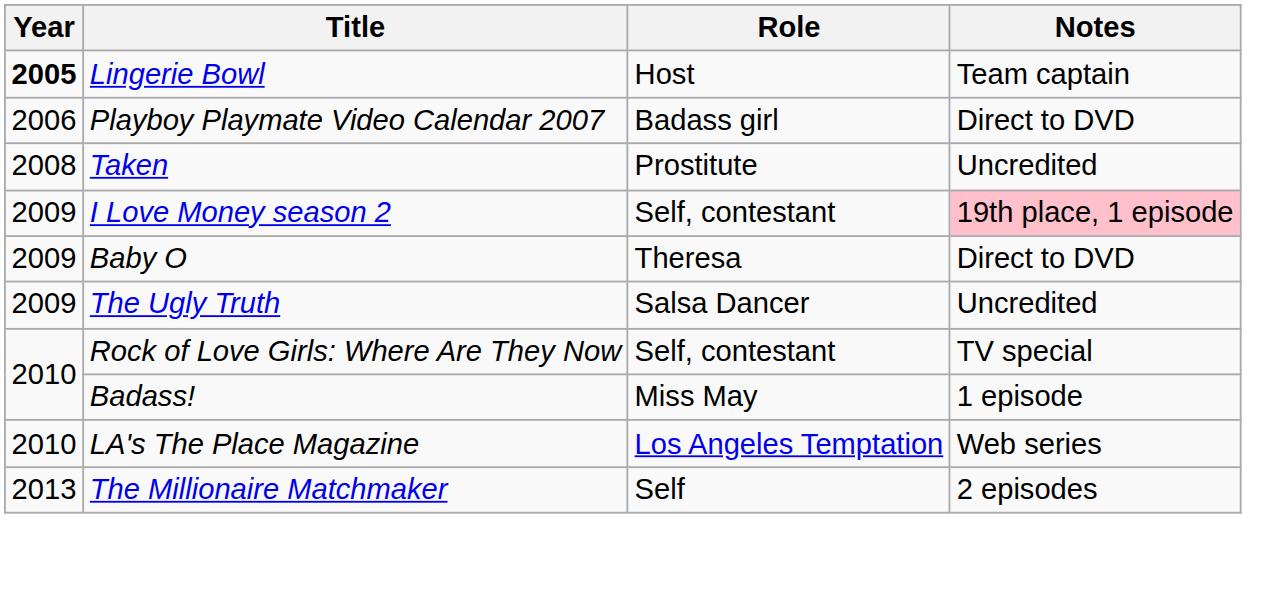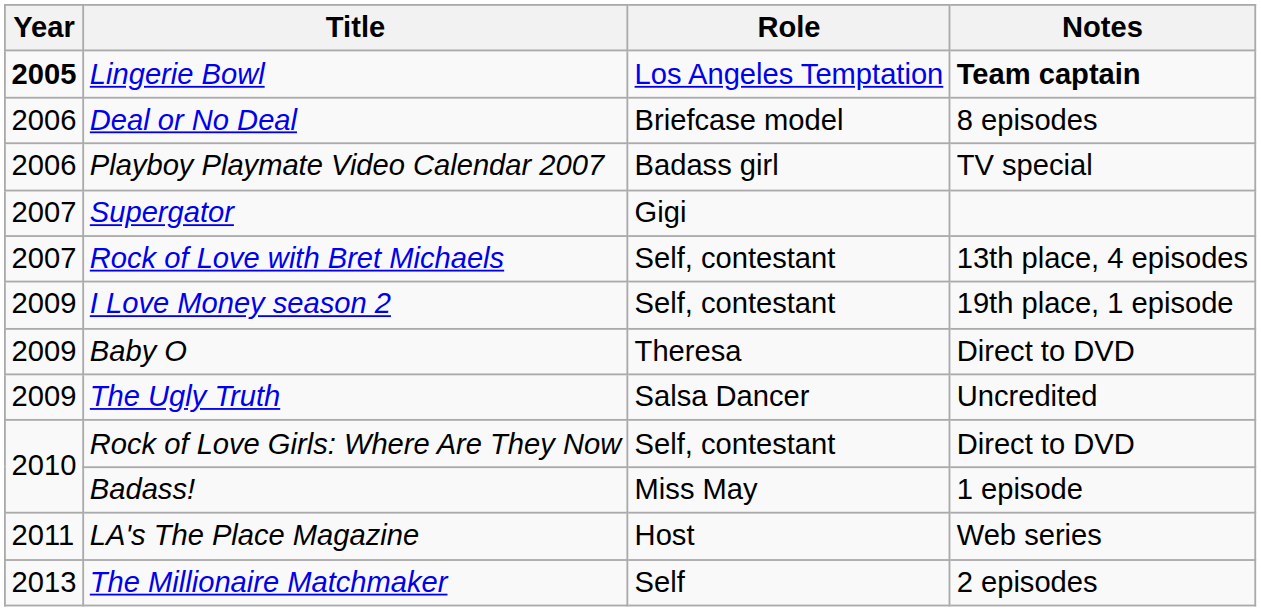(665, 73) Host -> (789, 73) Los Angeles Temptation
(1043, 73) normal -> (1049, 73) bold
+ row: (193, 119)
(1046, 119) Direct to DVD -> (1025, 166) TV special
+ row: (162, 212)
+ row: (297, 258)
- row: (129, 166)
(1095, 212) pink background -> (1095, 304) no background
(1025, 350) TV special -> (1046, 443) Direct to DVD
(44, 443) 2010 -> (43, 535) 2011
(789, 443) Los Angeles Temptation -> (665, 535) Host
